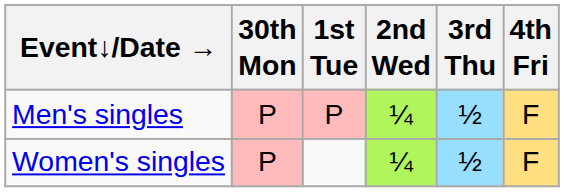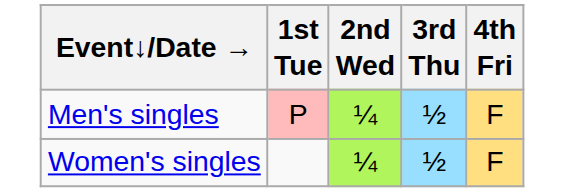- column: (267, 47)
